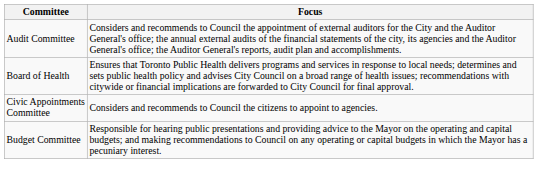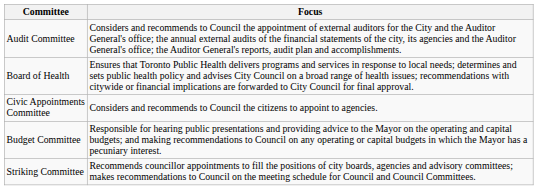+ row: (45, 171)
